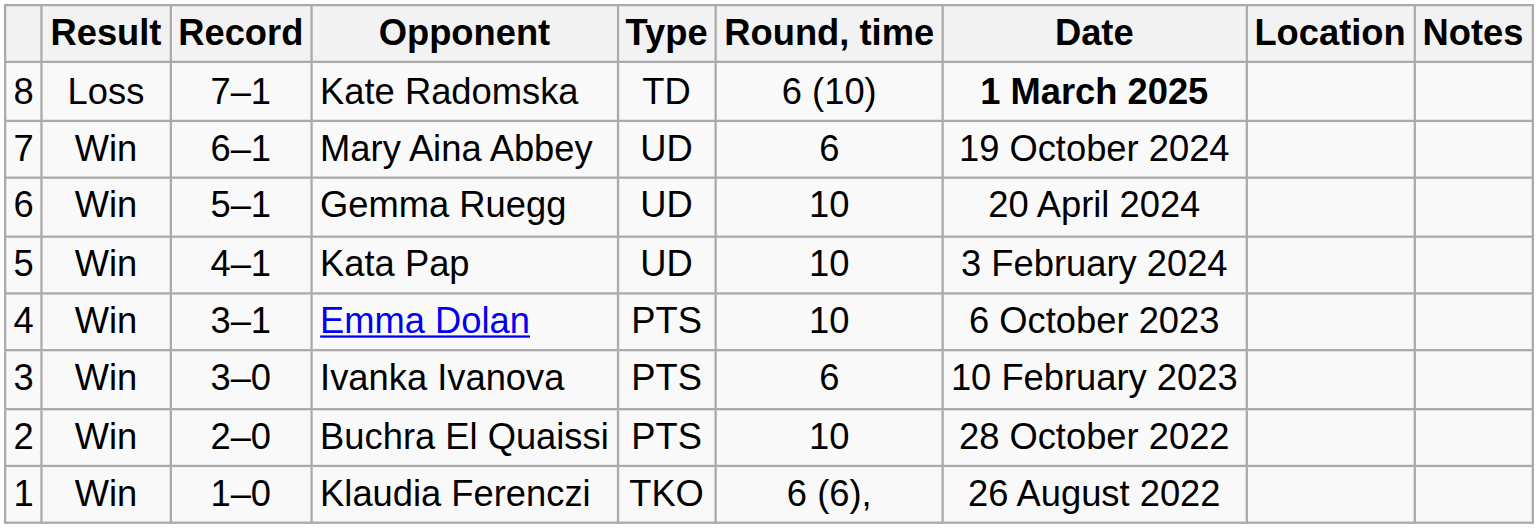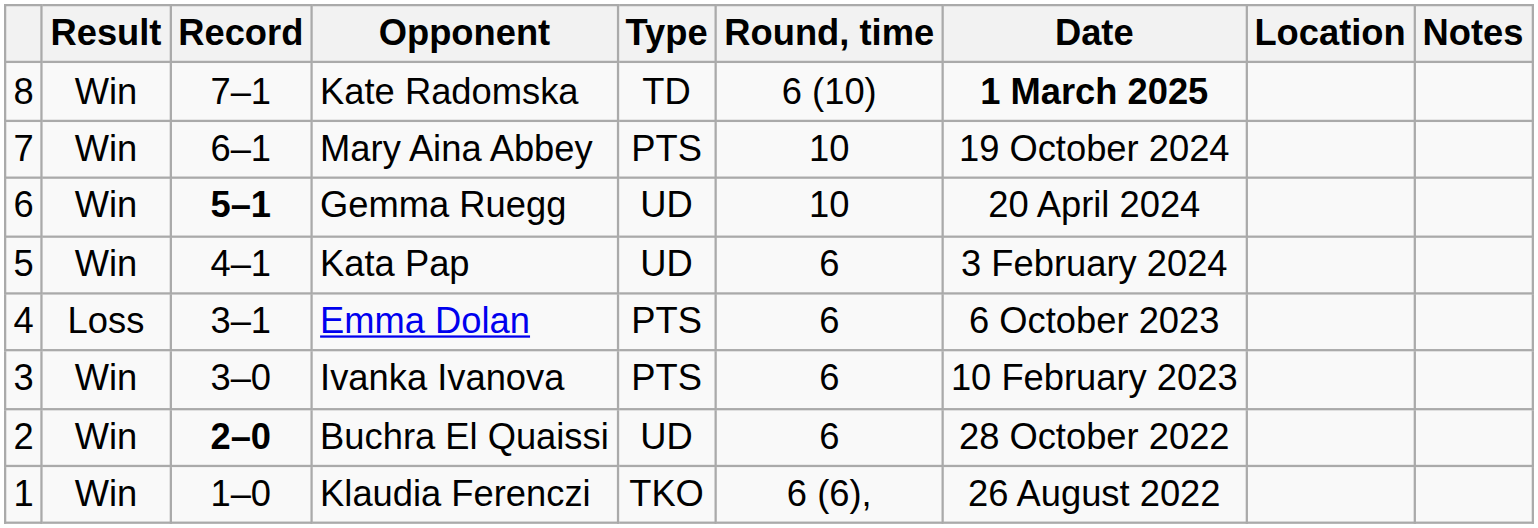(106, 90) Loss -> (106, 90) Win
(667, 148) UD -> (667, 148) PTS
(829, 148) 6 -> (829, 148) 10
(241, 206) normal -> (241, 206) bold
(829, 263) 10 -> (829, 263) 6
(106, 321) Win -> (106, 321) Loss
(829, 321) 10 -> (829, 321) 6
(241, 436) normal -> (241, 436) bold
(667, 436) PTS -> (667, 436) UD
(829, 436) 10 -> (829, 436) 6
